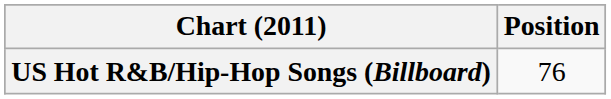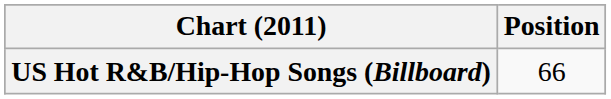(552, 70) 76 -> (552, 70) 66
